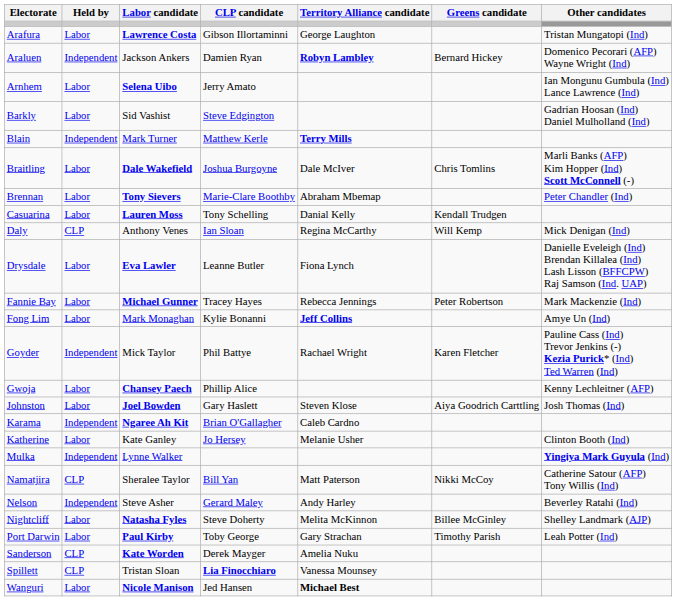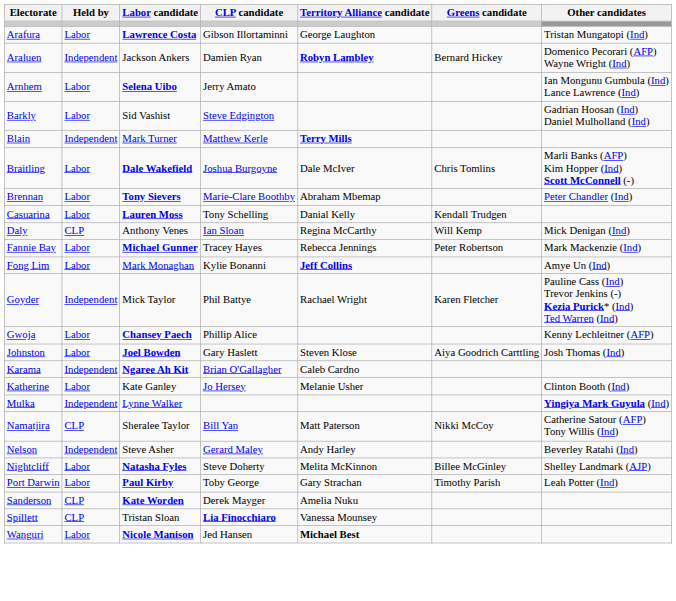- row: (26, 266)
